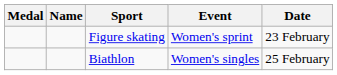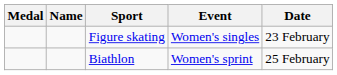(212, 37) Women's sprint -> (215, 37) Women's singles
(215, 59) Women's singles -> (212, 59) Women's sprint
